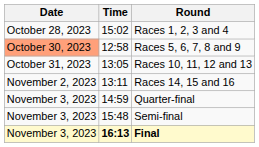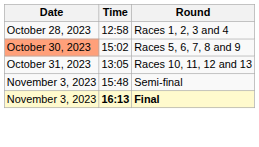(115, 30) 15:02 -> (115, 30) 12:58
(115, 47) 12:58 -> (115, 47) 15:02
- row: (184, 82)
- row: (164, 99)
